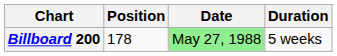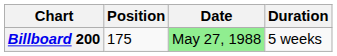(119, 39) 178 -> (119, 39) 175
